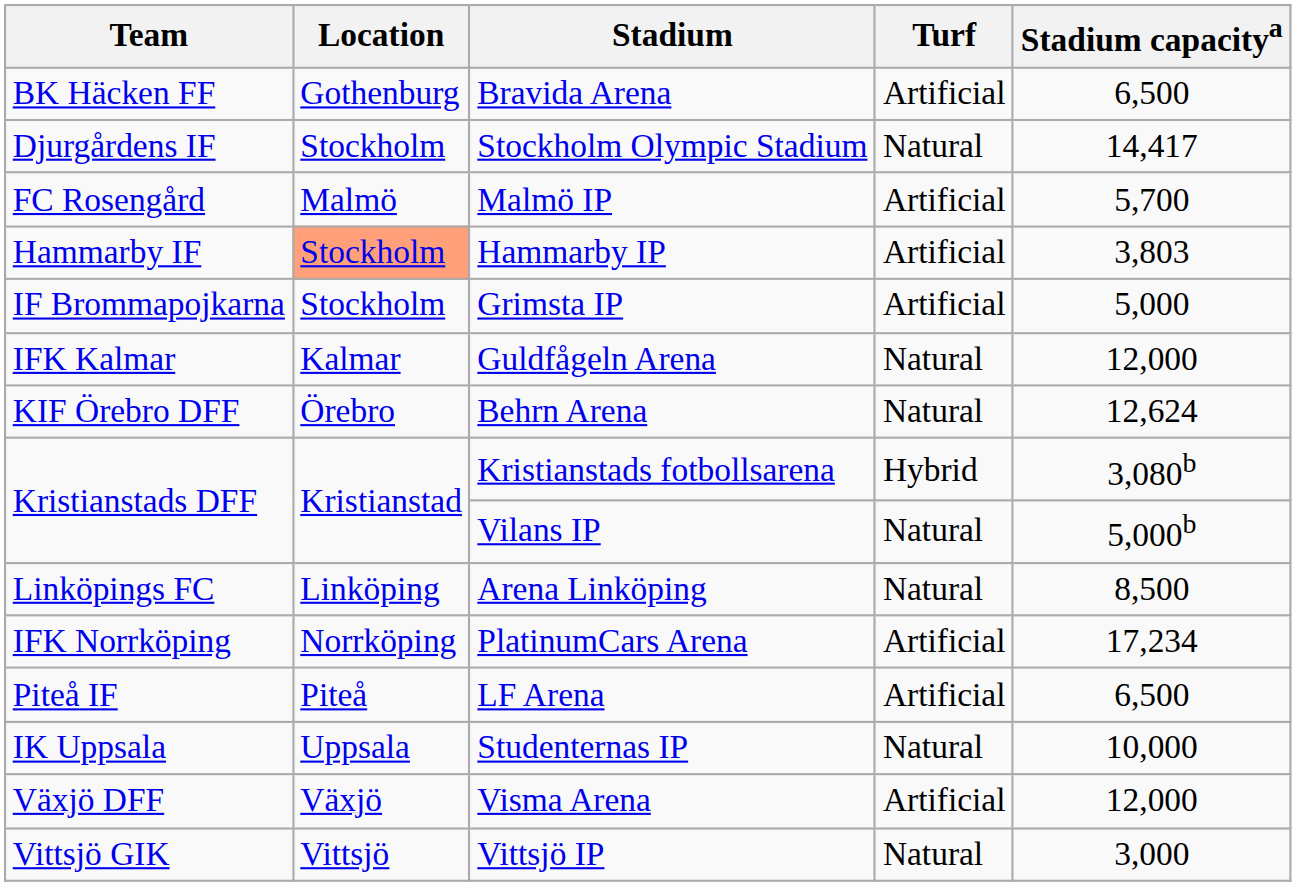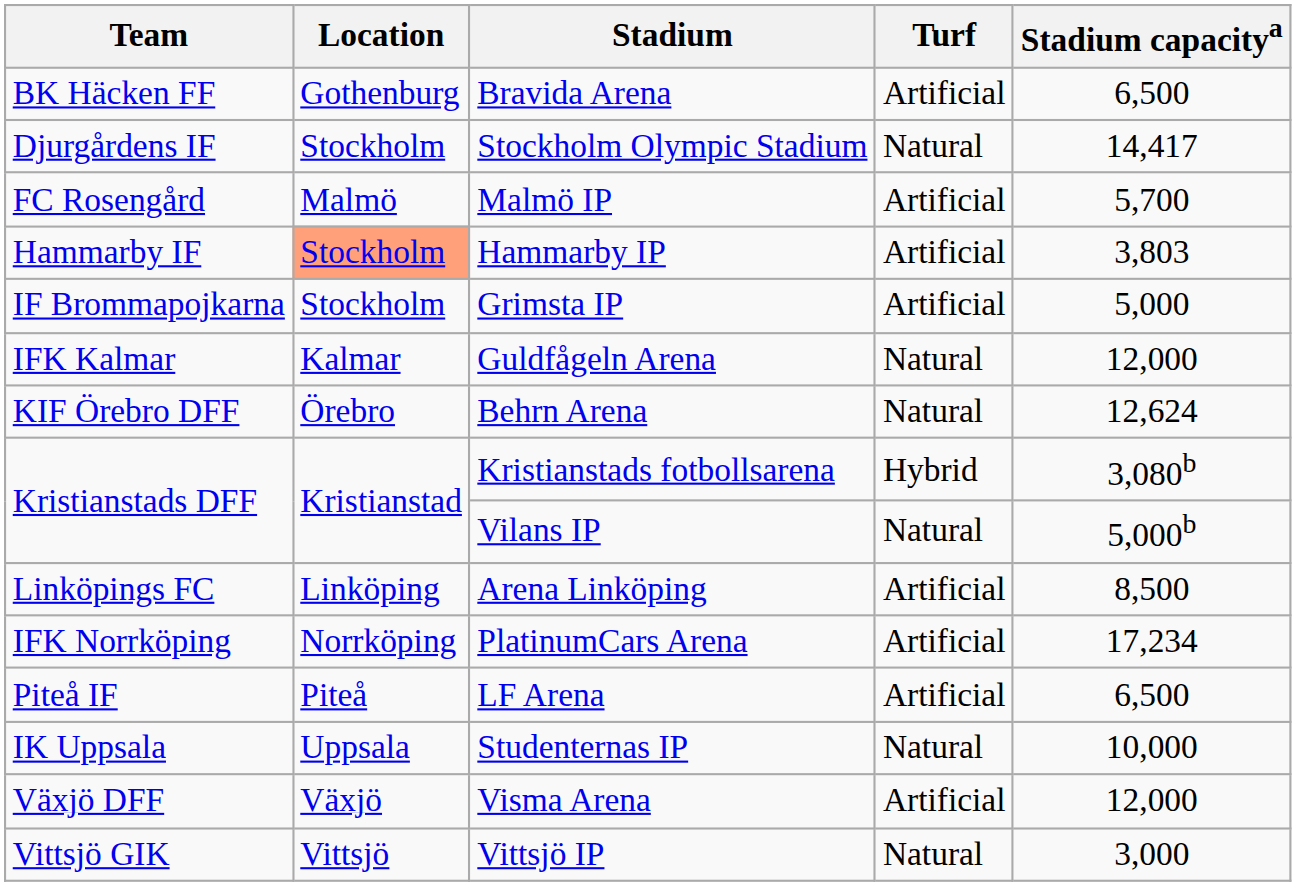(933, 588) Natural -> (944, 588) Artificial
